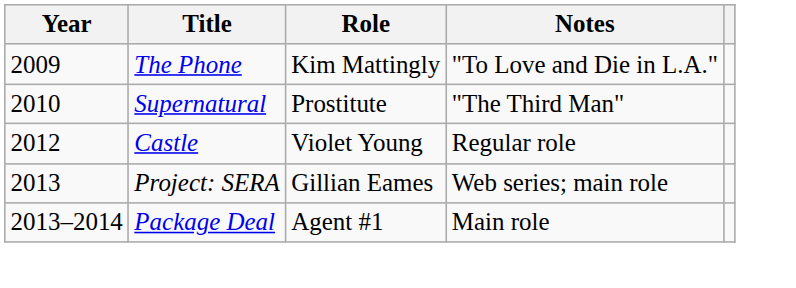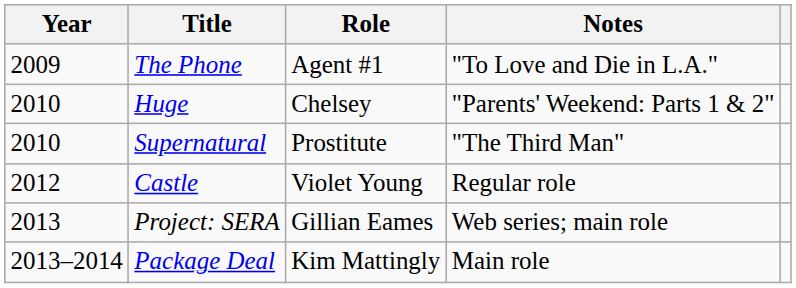(366, 63) Kim Mattingly -> (337, 63) Agent #1
+ row: (161, 103)
(337, 222) Agent #1 -> (366, 261) Kim Mattingly
